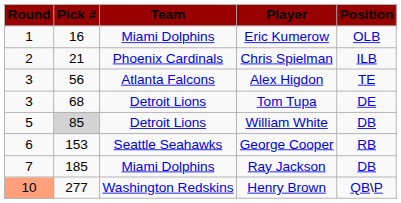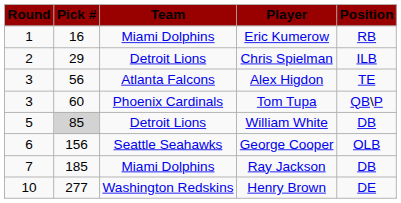(367, 36) OLB -> (367, 36) RB
(77, 58) 21 -> (77, 58) 29
(168, 58) Phoenix Cardinals -> (168, 58) Detroit Lions
(77, 101) 68 -> (77, 101) 60
(168, 101) Detroit Lions -> (168, 101) Phoenix Cardinals
(367, 101) DE -> (367, 101) QB\P
(77, 144) 153 -> (77, 144) 156
(367, 144) RB -> (367, 144) OLB
(29, 187) lightsalmon background -> (29, 187) no background
(367, 187) QB\P -> (367, 187) DE
